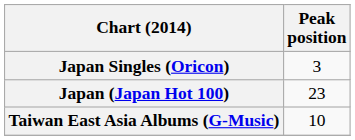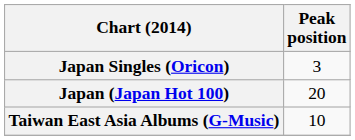(317, 93) 23 -> (317, 93) 20
